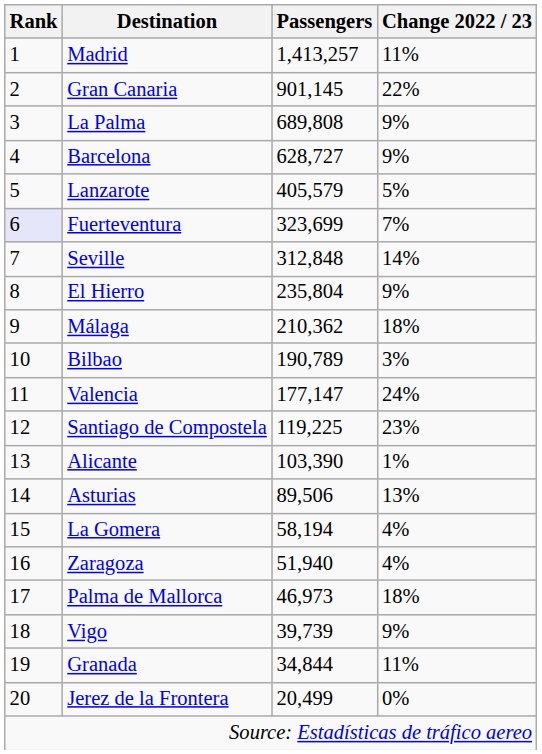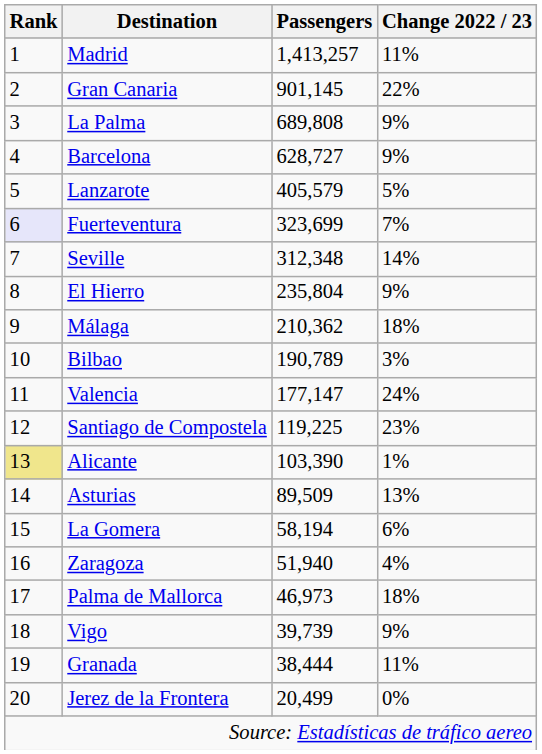(310, 258) 312,848 -> (310, 258) 312,348
(20, 461) no background -> (20, 461) khaki background
(305, 495) 89,506 -> (305, 495) 89,509
(396, 529) 4% -> (396, 529) 6%
(305, 664) 34,844 -> (305, 664) 38,444
